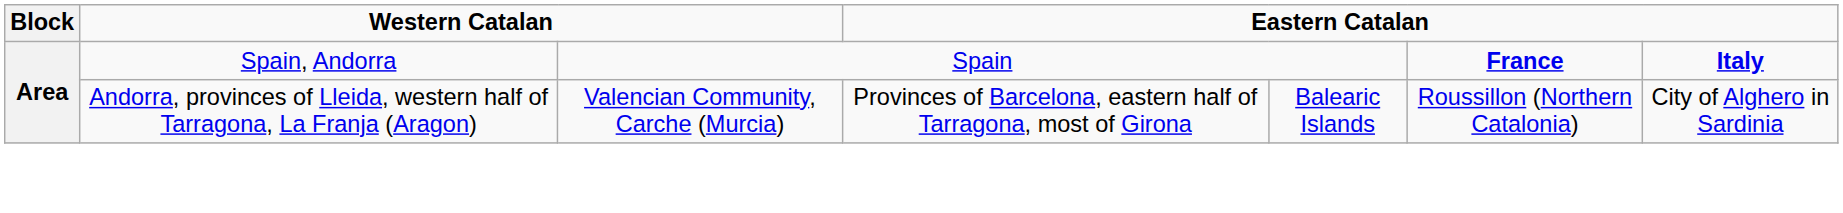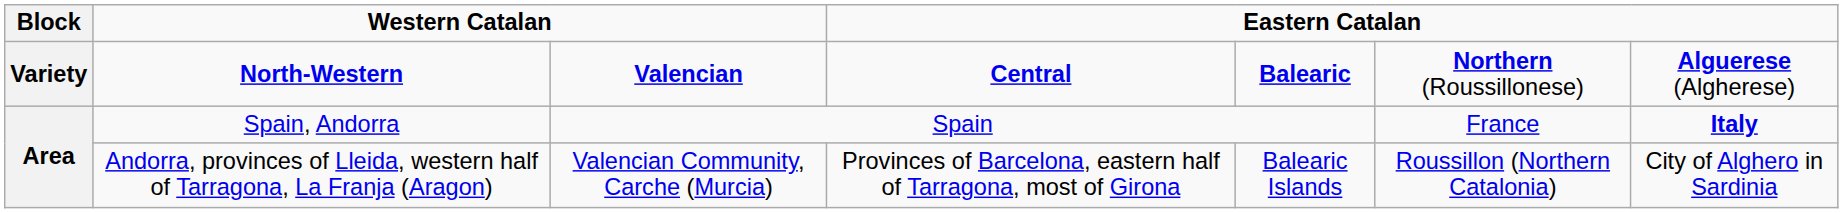+ row: (322, 73)
(1525, 60) bold -> (1503, 124) normal
